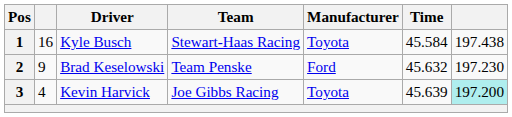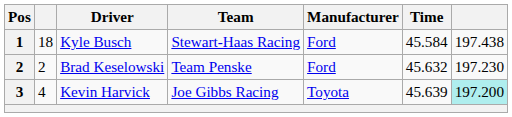(45, 42) 16 -> (45, 42) 18
(328, 42) Toyota -> (321, 42) Ford
(42, 67) 9 -> (42, 67) 2
